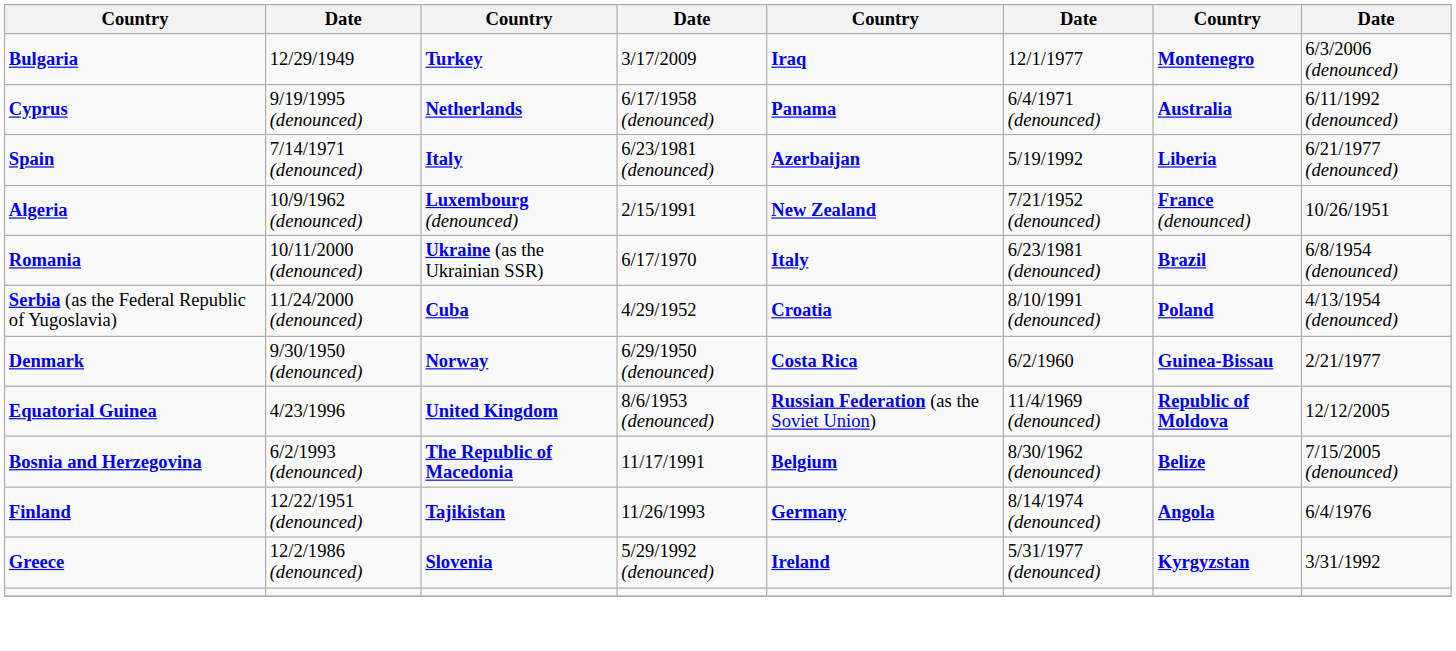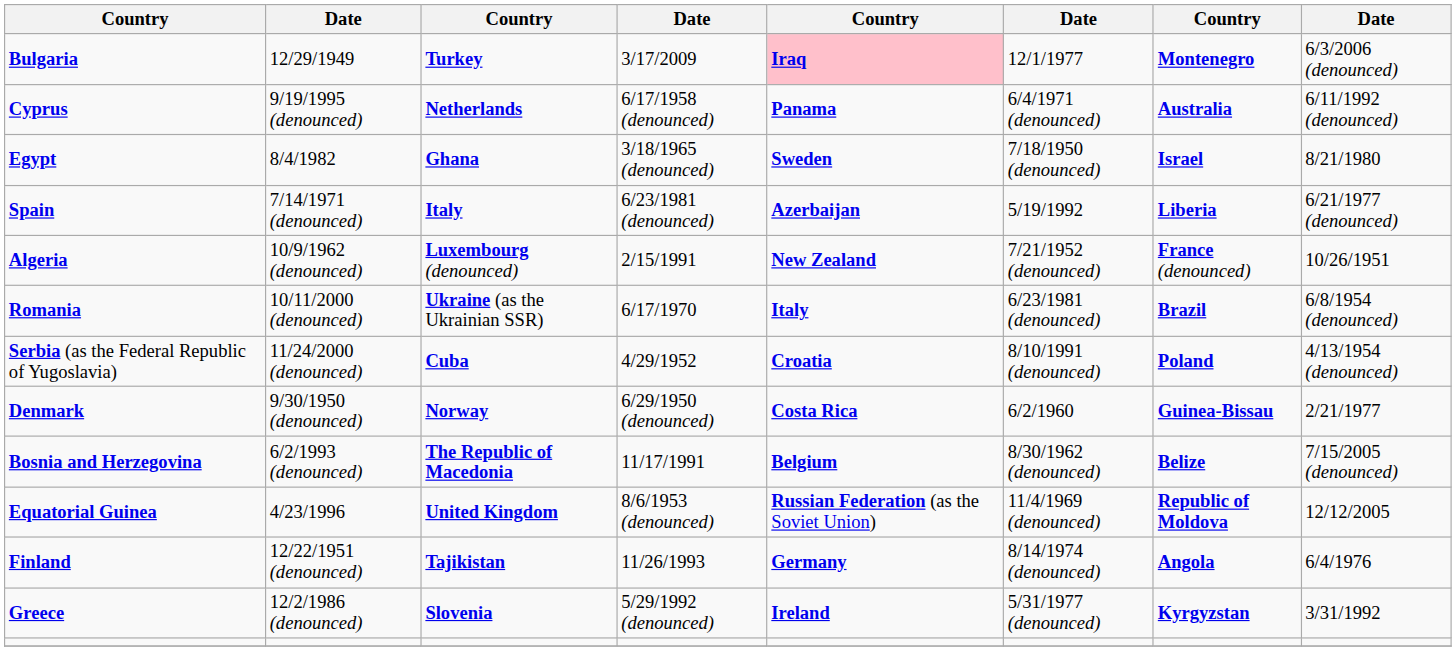(789, 59) no background -> (789, 59) pink background
+ row: (33, 159)
rows swapped: (83, 411) <-> (105, 461)
